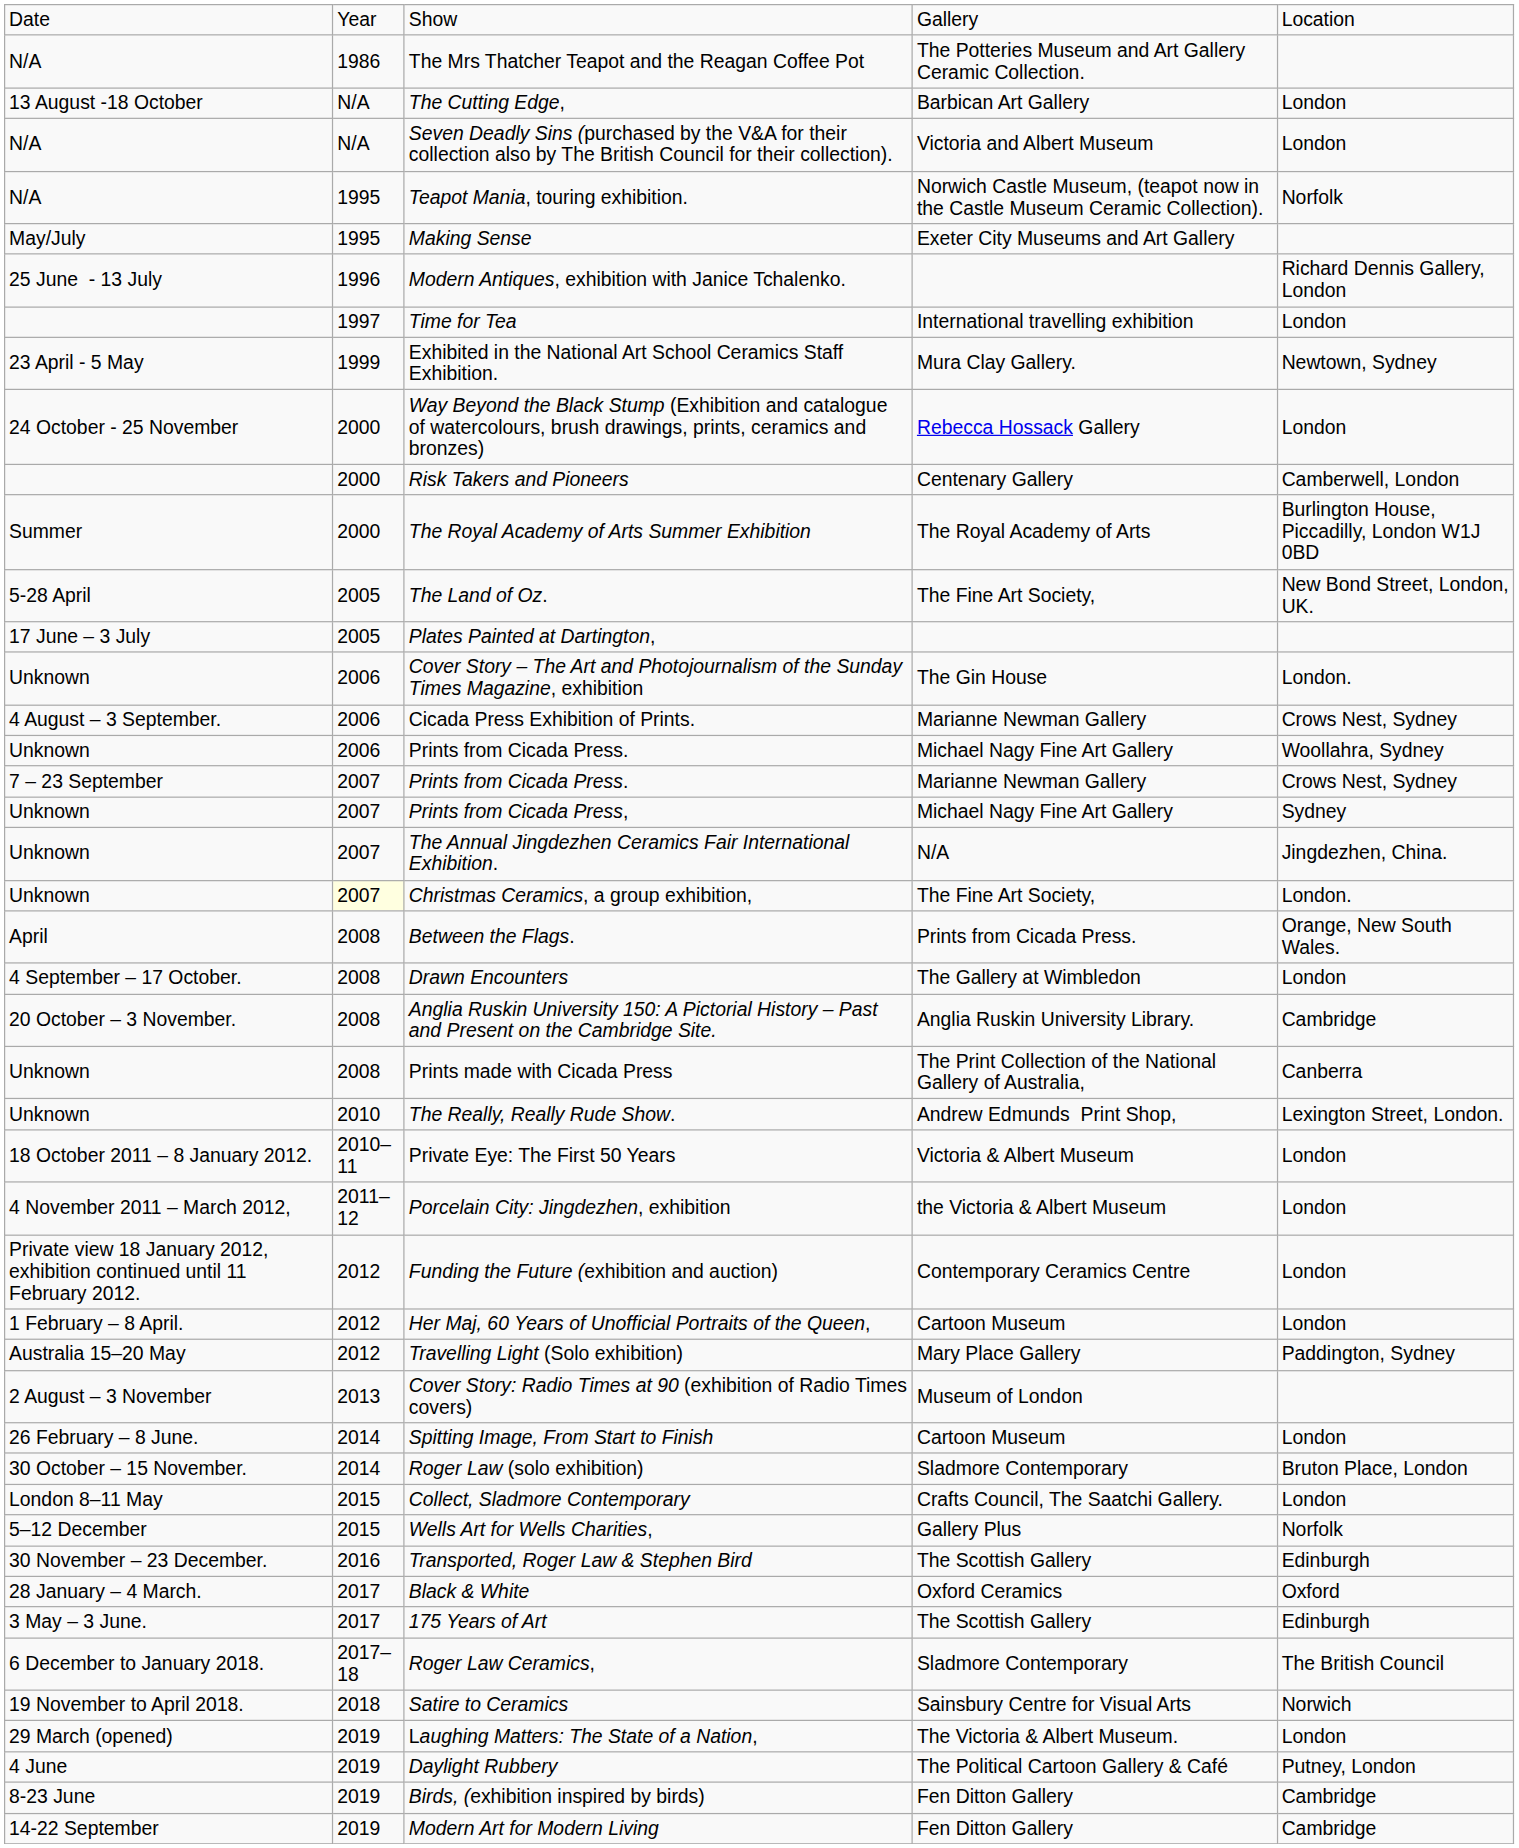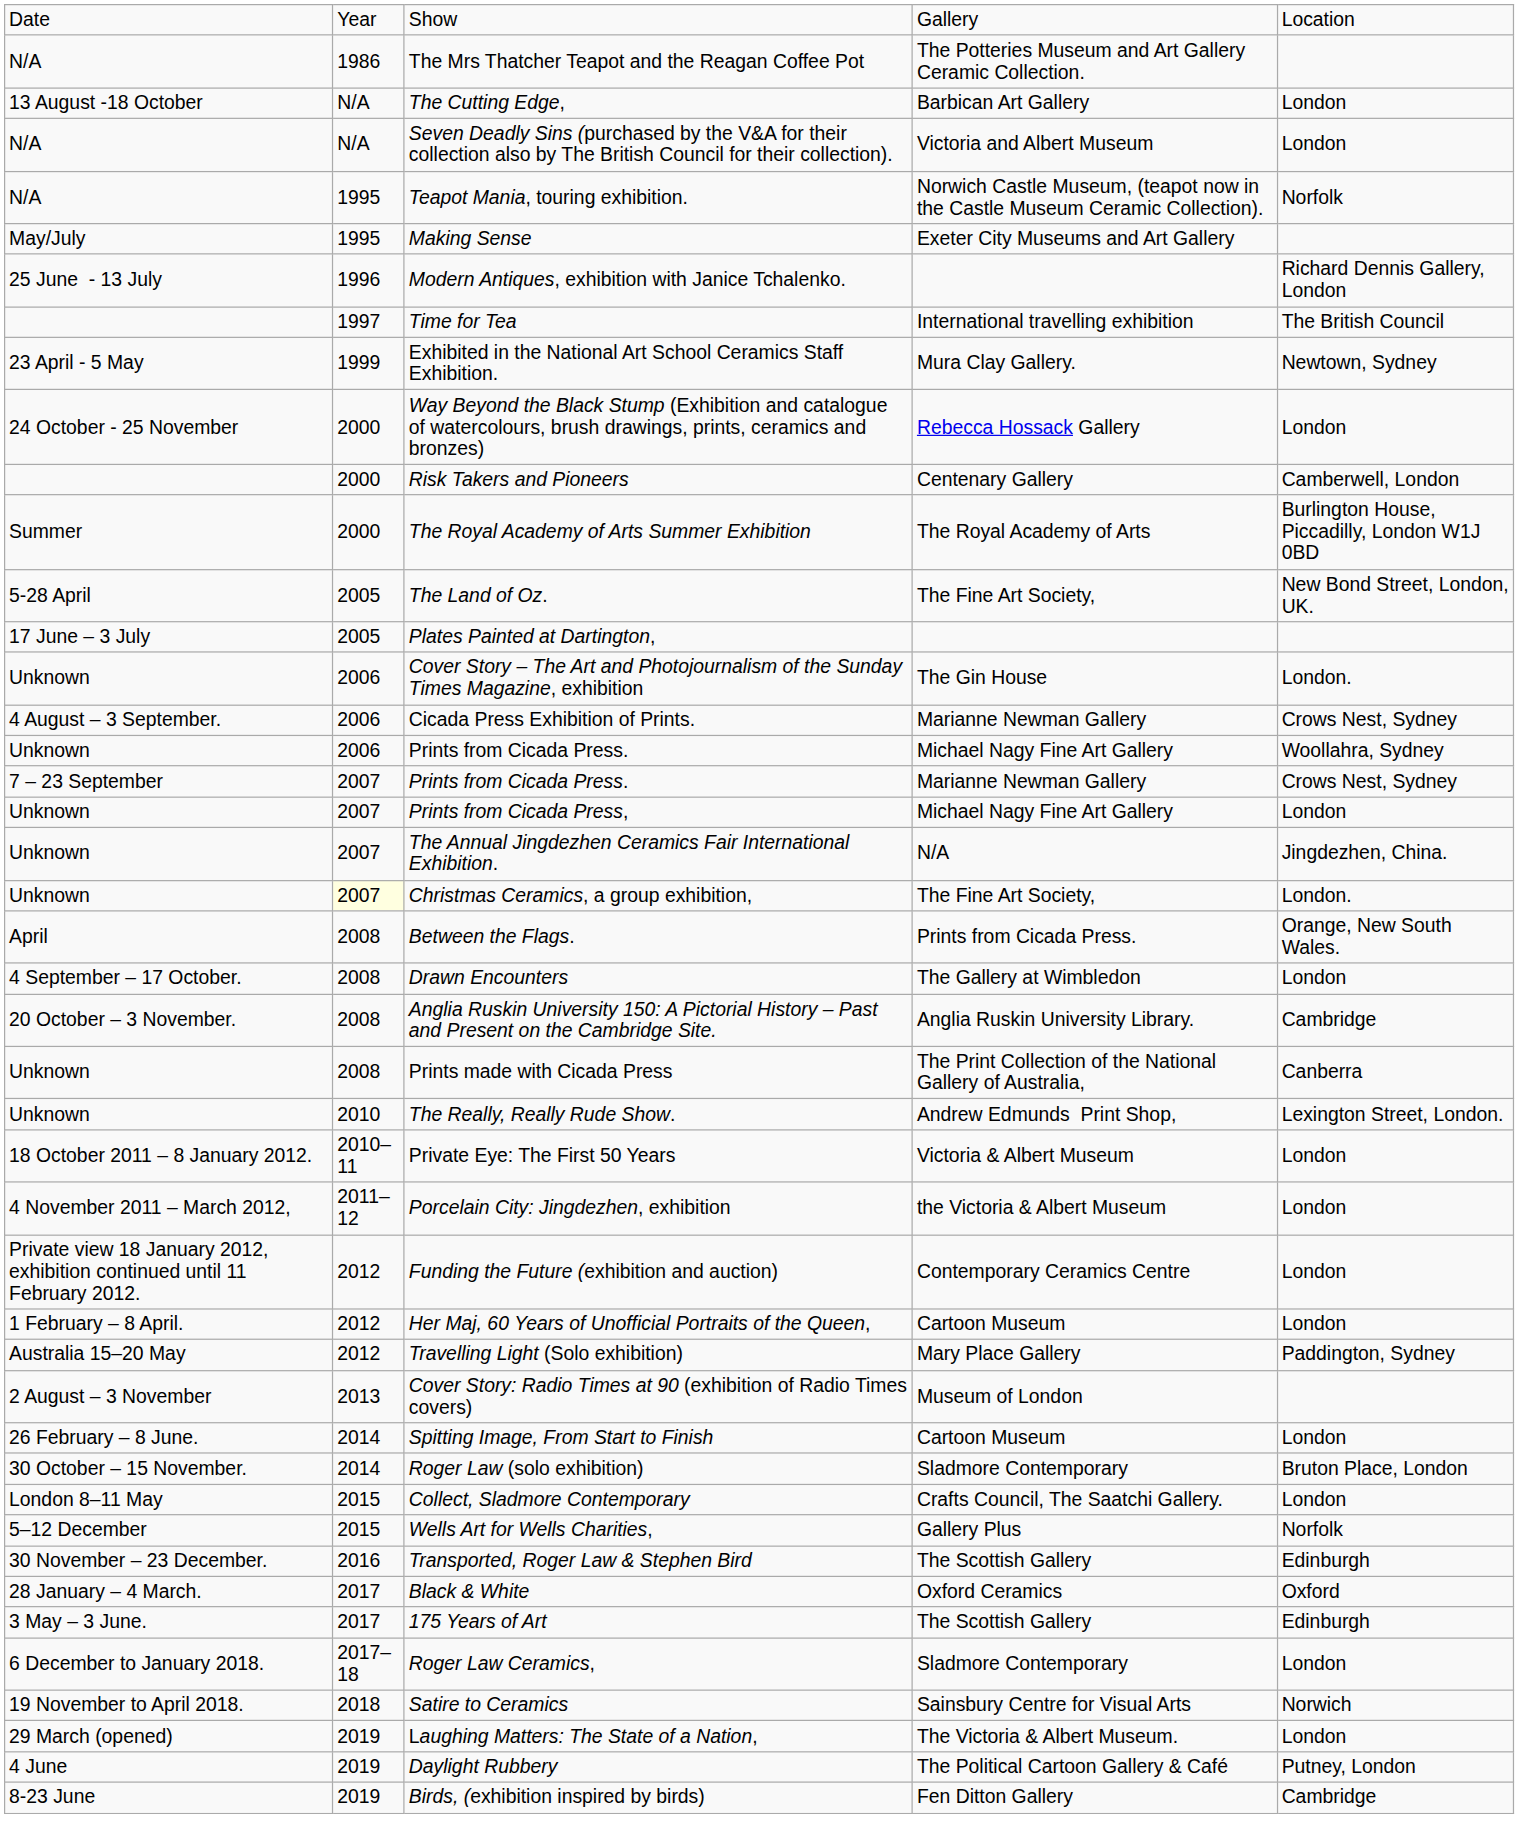(1314, 321) London -> (1363, 321) The British Council
(1314, 812) Sydney -> (1314, 812) London
(1363, 1663) The British Council -> (1314, 1663) London
- row: (534, 1828)
